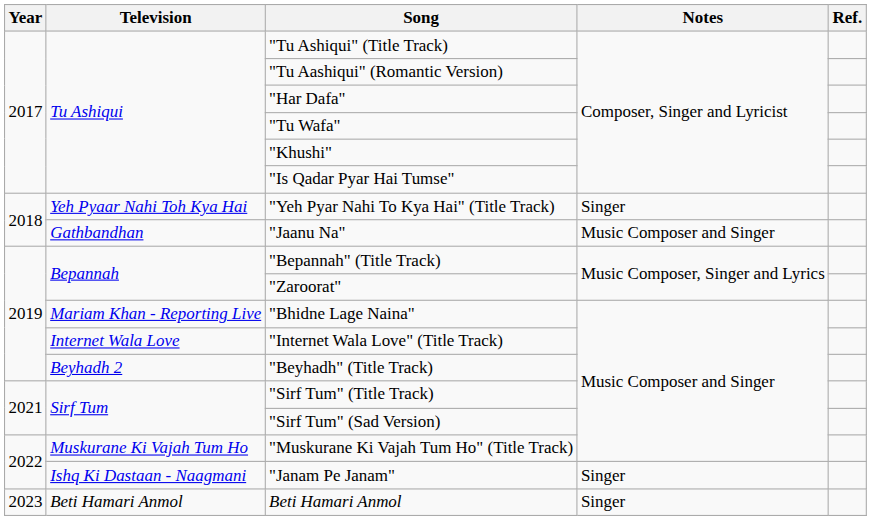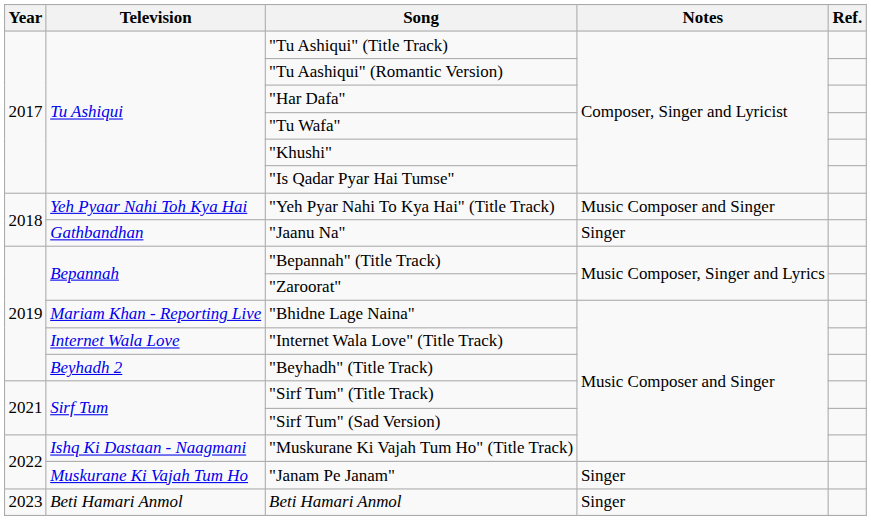(603, 206) Singer -> (678, 206) Music Composer and Singer
(678, 233) Music Composer and Singer -> (603, 233) Singer
(149, 448) Muskurane Ki Vajah Tum Ho -> (148, 448) Ishq Ki Dastaan - Naagmani
(148, 475) Ishq Ki Dastaan - Naagmani -> (149, 475) Muskurane Ki Vajah Tum Ho
